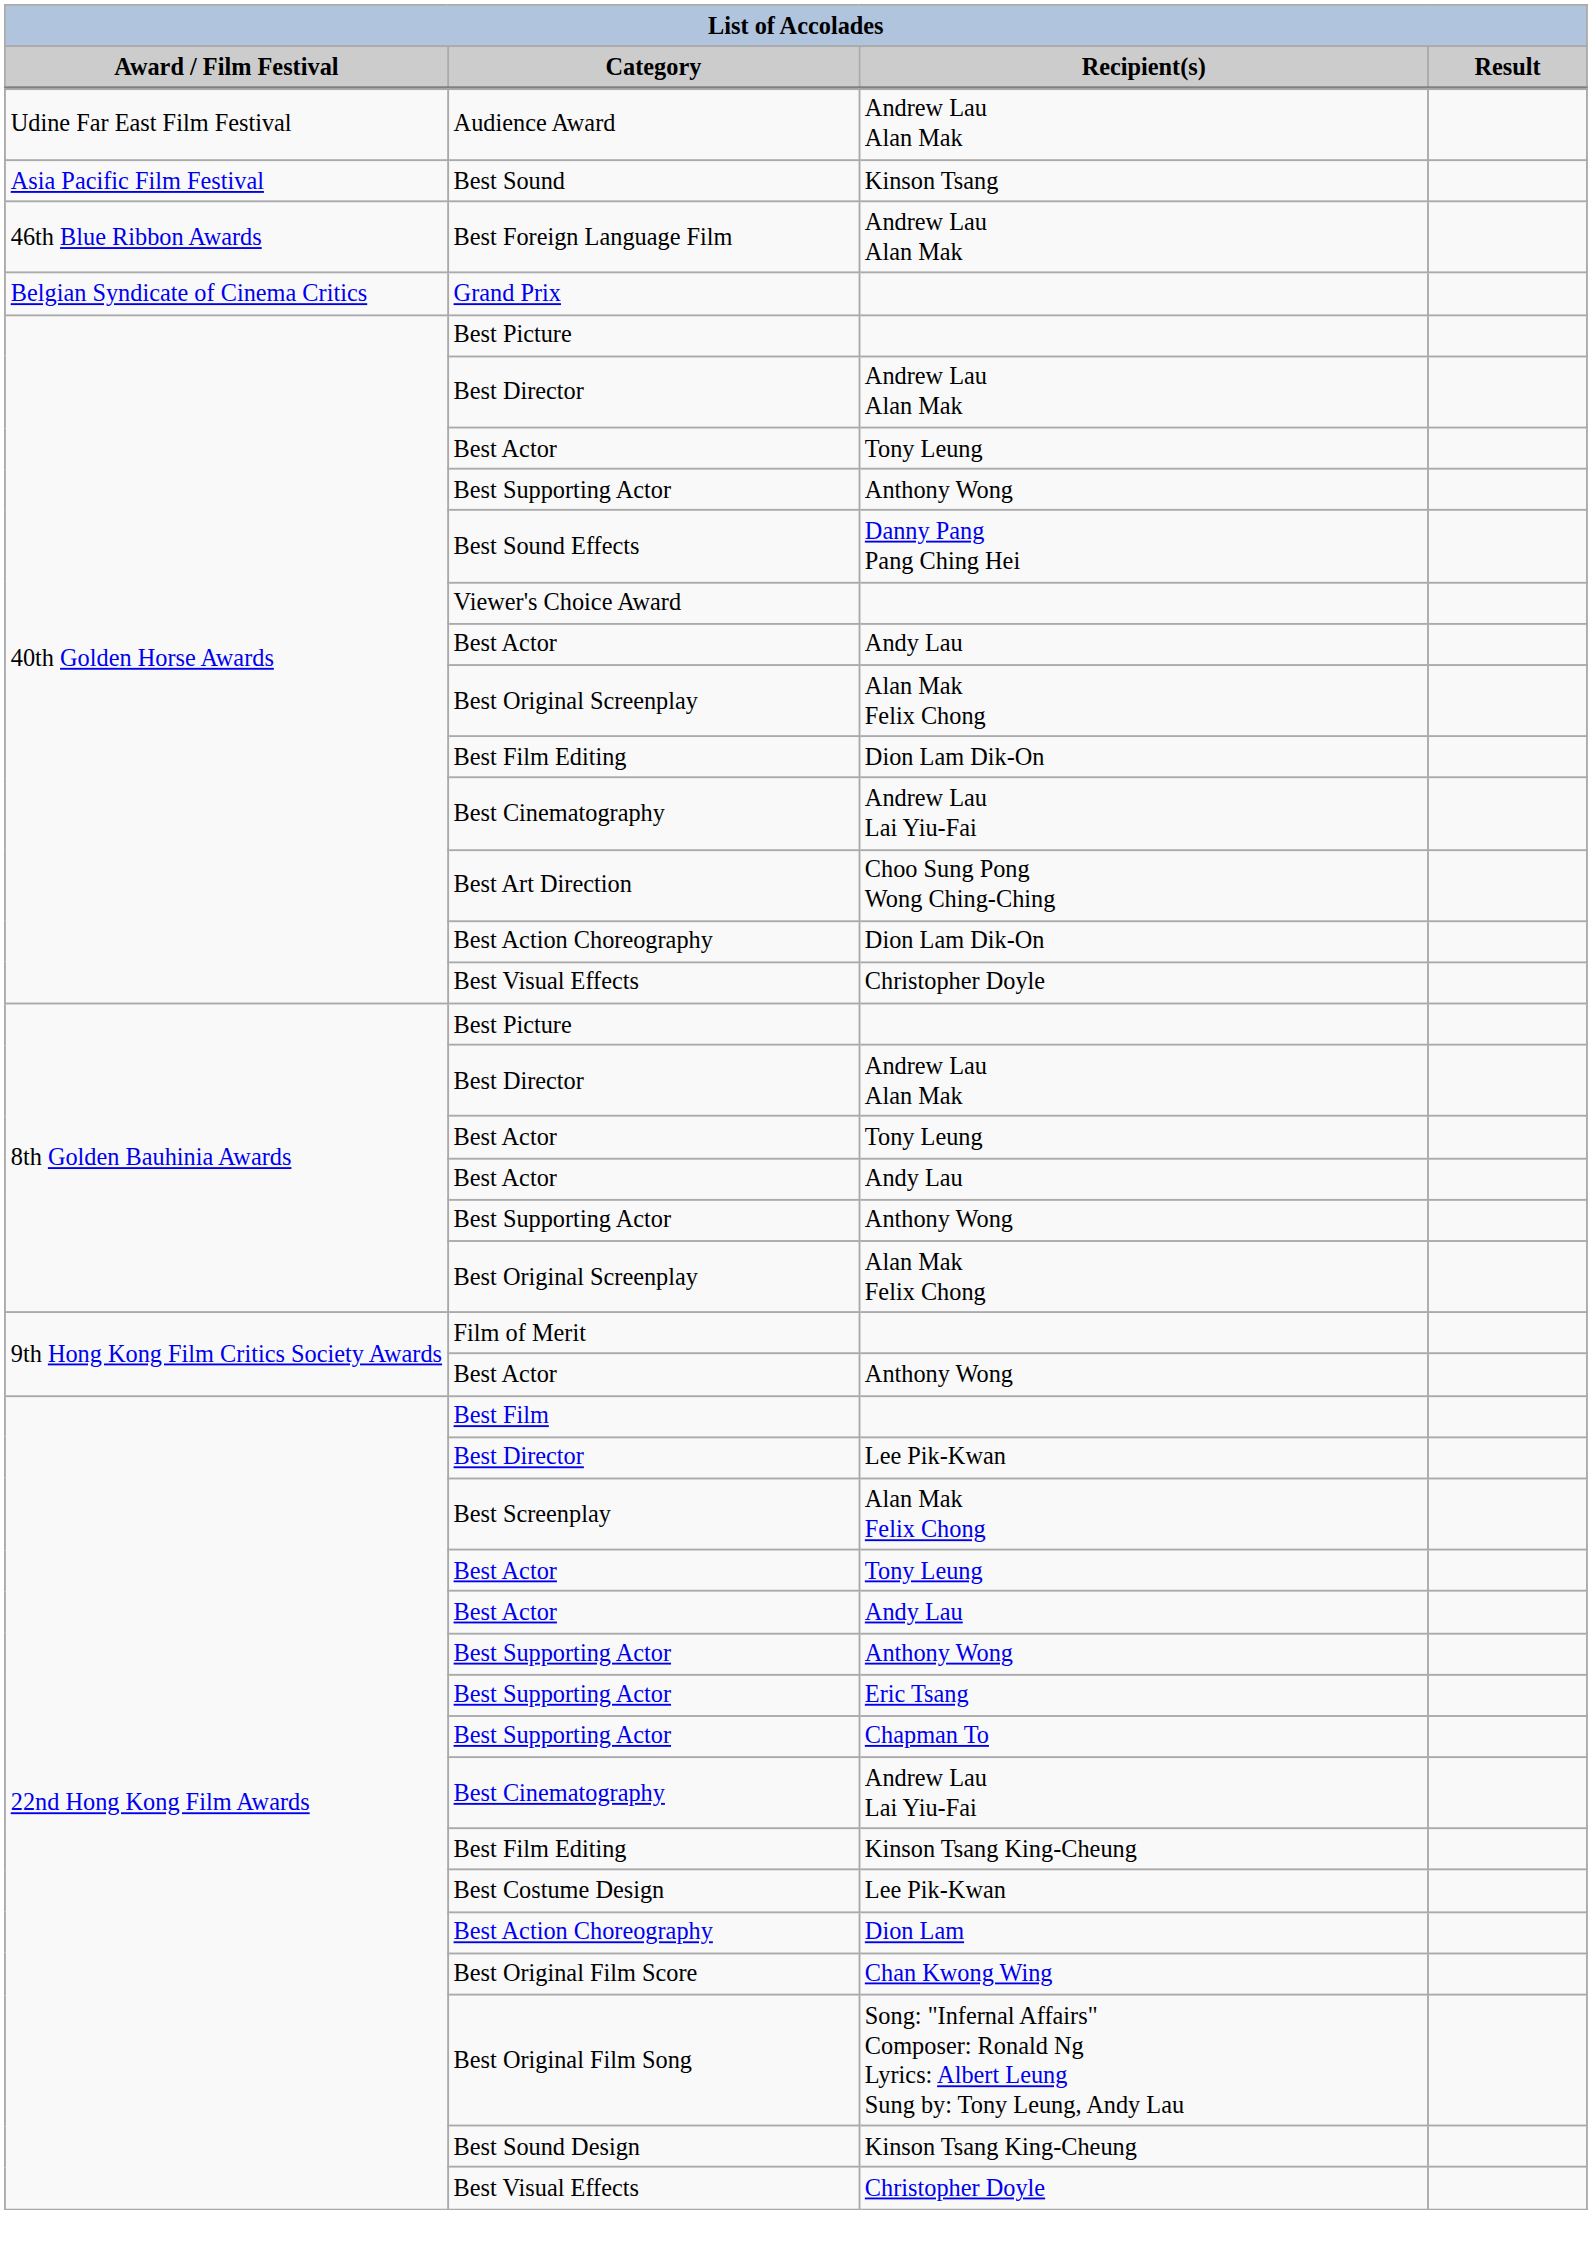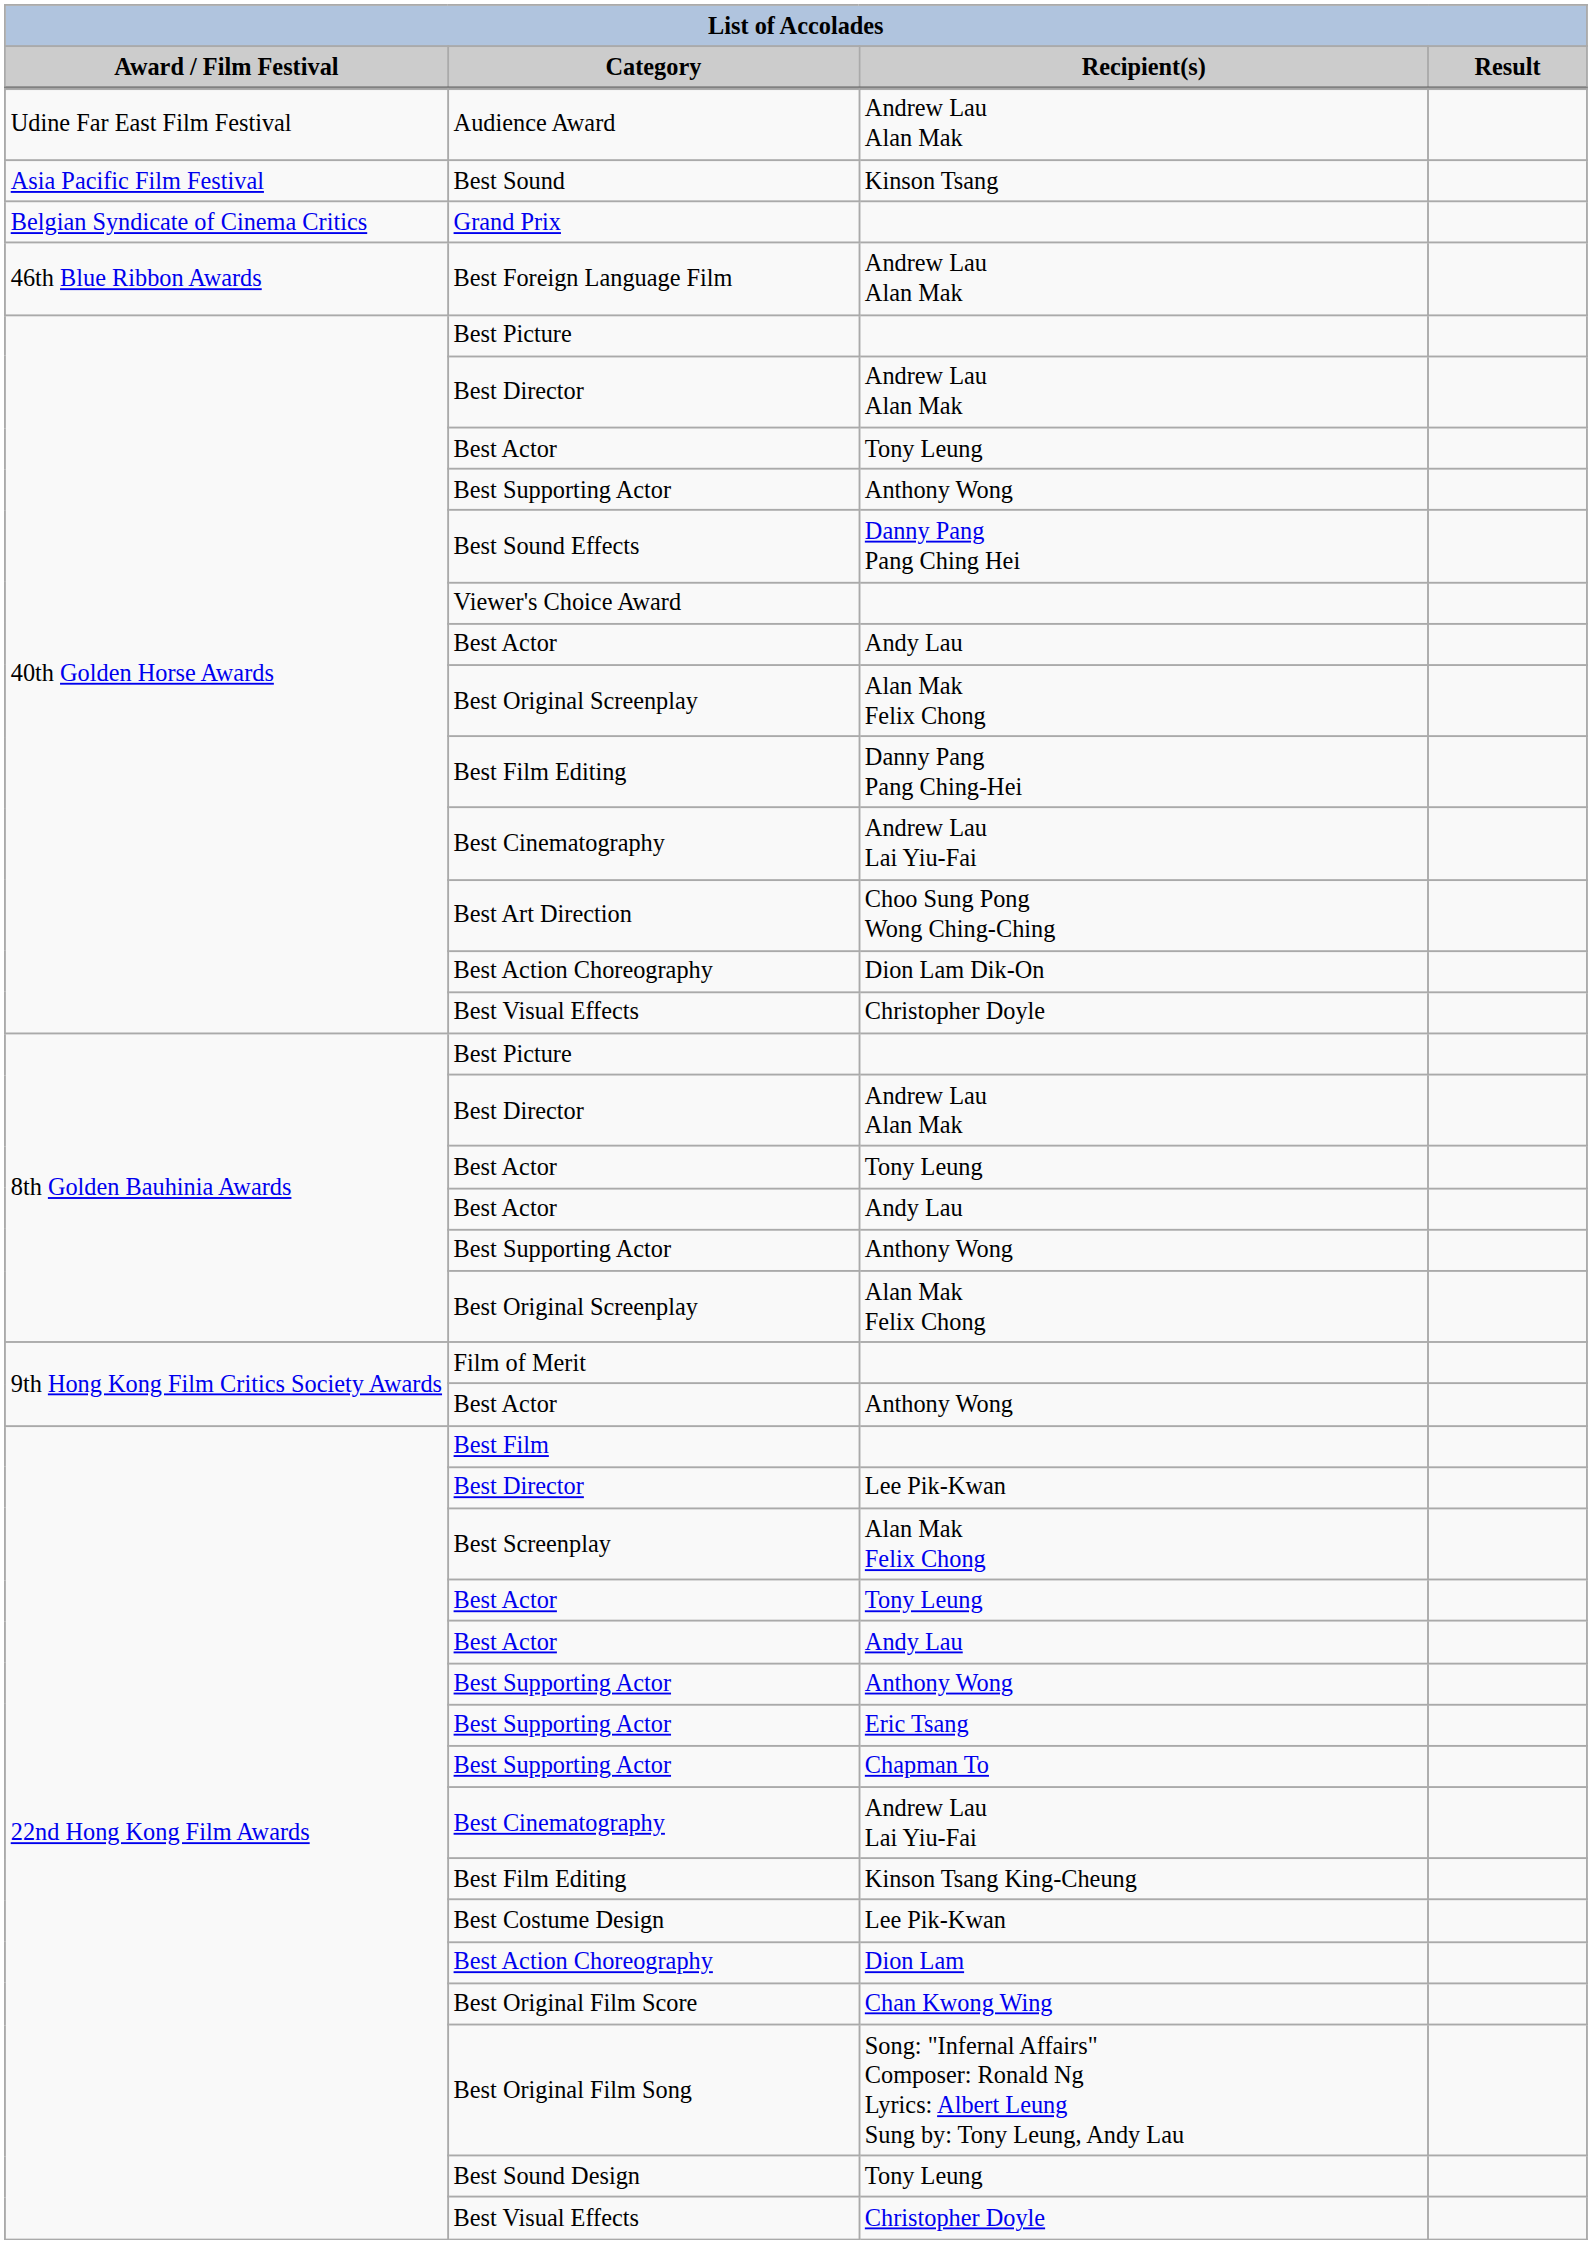rows swapped: (136, 237) <-> (189, 293)
(955, 756) Dion Lam Dik-On -> (944, 771) Danny Pang Pang Ching-Hei
(1001, 2146) Kinson Tsang King-Cheung -> (924, 2176) Tony Leung
